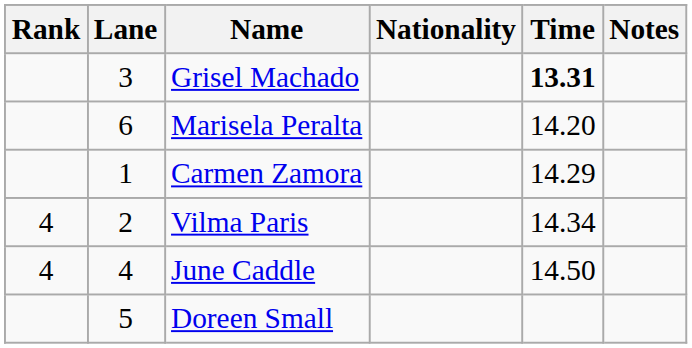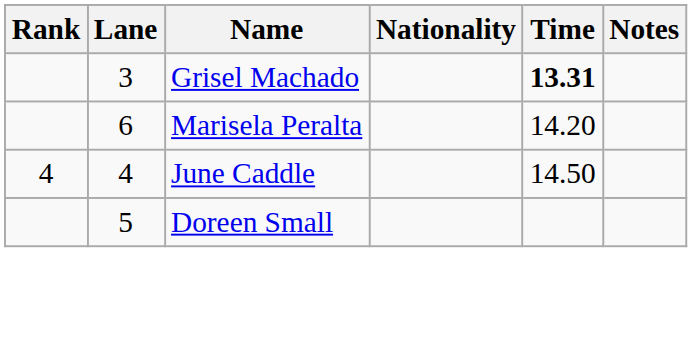- row: (267, 173)
- row: (240, 222)
